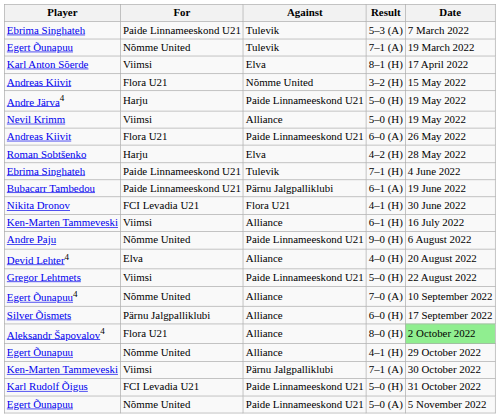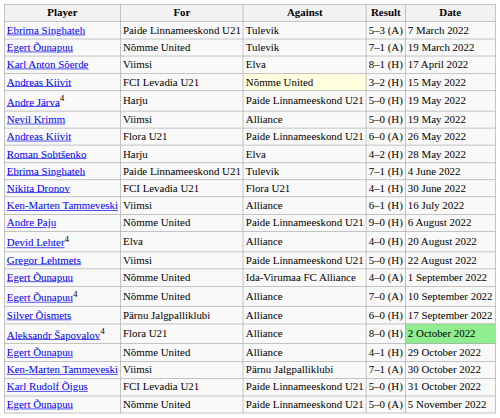(145, 82) Flora U21 -> (161, 82) FCI Levadia U21
(280, 82) no background -> (280, 82) lightyellow background
- row: (51, 188)
+ row: (40, 277)
